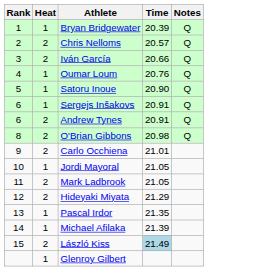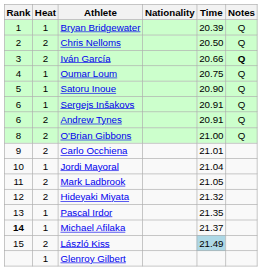+ column: (170, 12)
(157, 43) 20.57 -> (211, 43) 20.50
(187, 58) normal -> (242, 58) bold
(157, 74) 20.76 -> (211, 74) 20.75
(157, 135) 20.98 -> (211, 135) 21.00
(157, 166) 21.05 -> (211, 166) 21.04
(157, 197) 21.29 -> (211, 197) 21.32
(18, 228) normal -> (18, 228) bold
(157, 228) 21.39 -> (211, 228) 21.37
